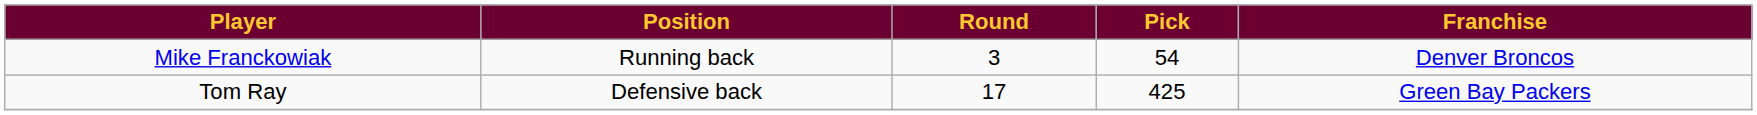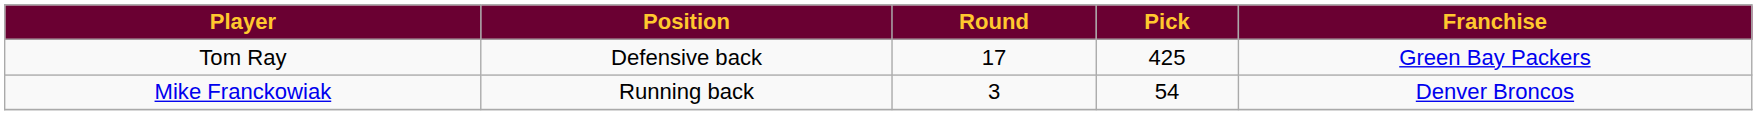rows swapped: (243, 57) <-> (243, 92)
